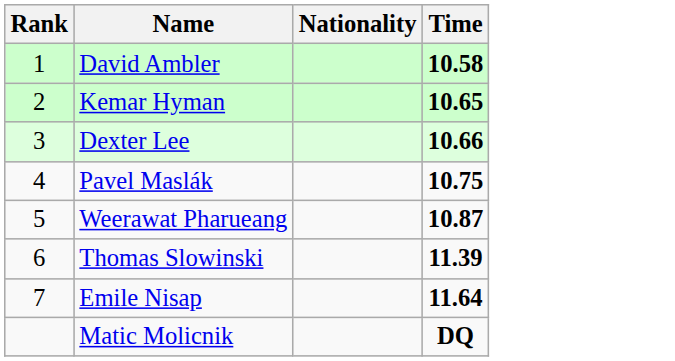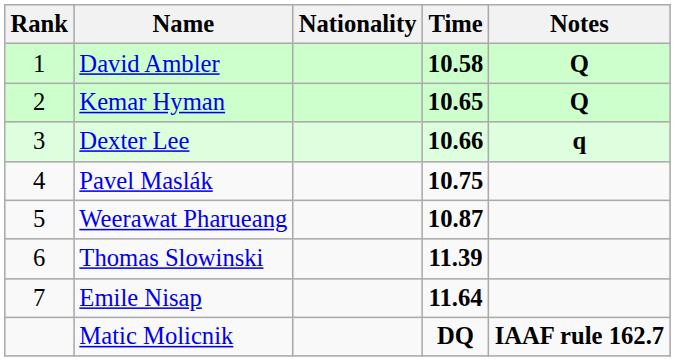+ column: (579, 24)
